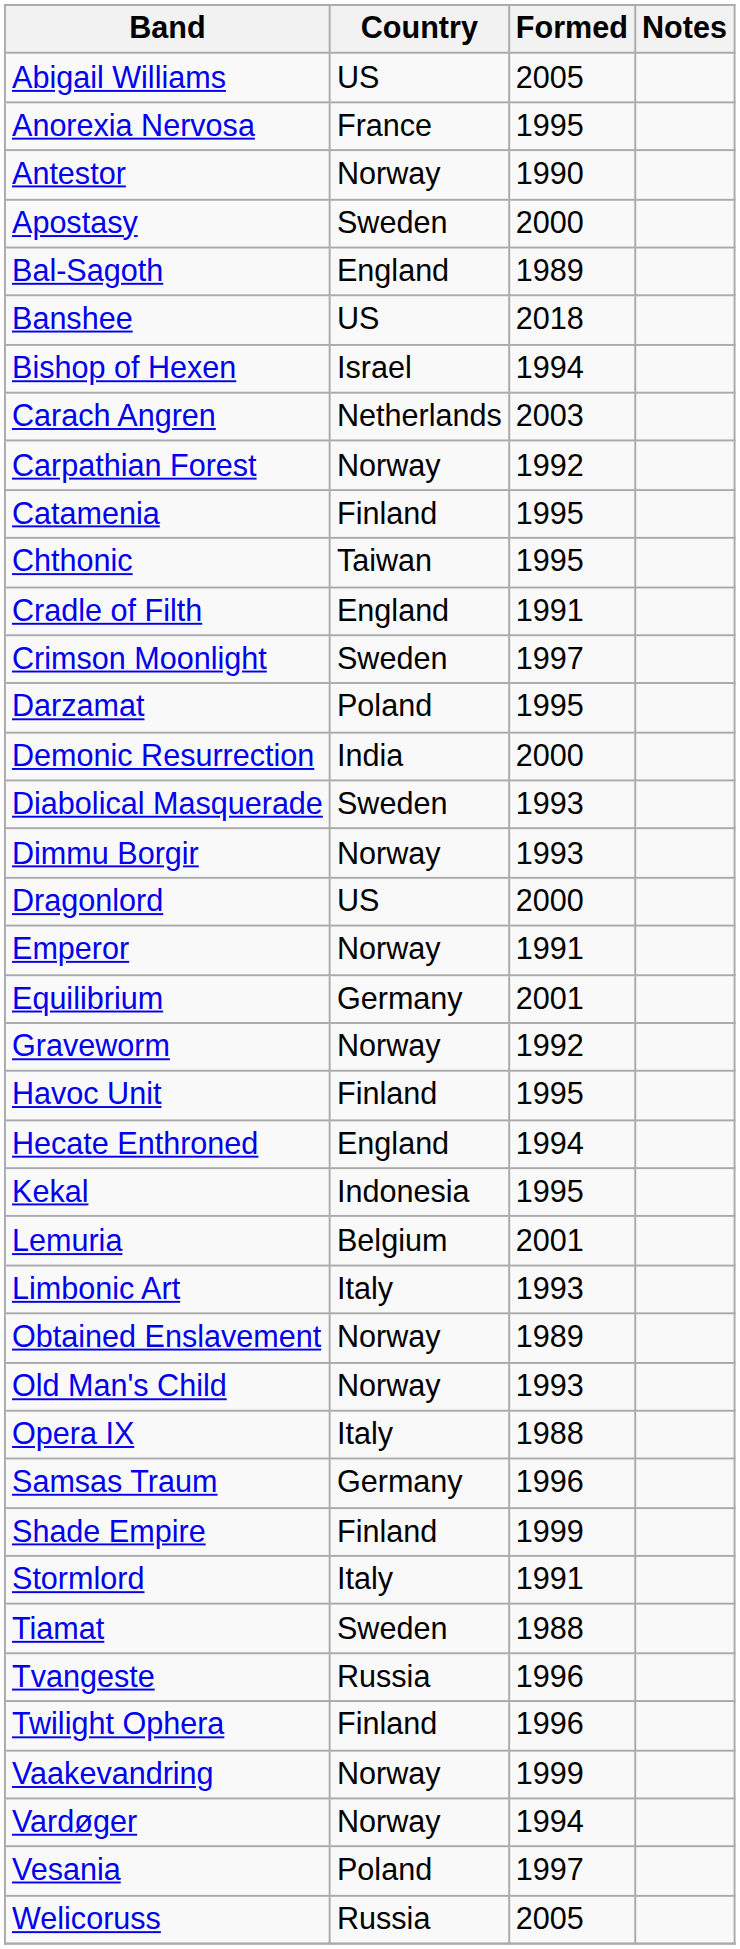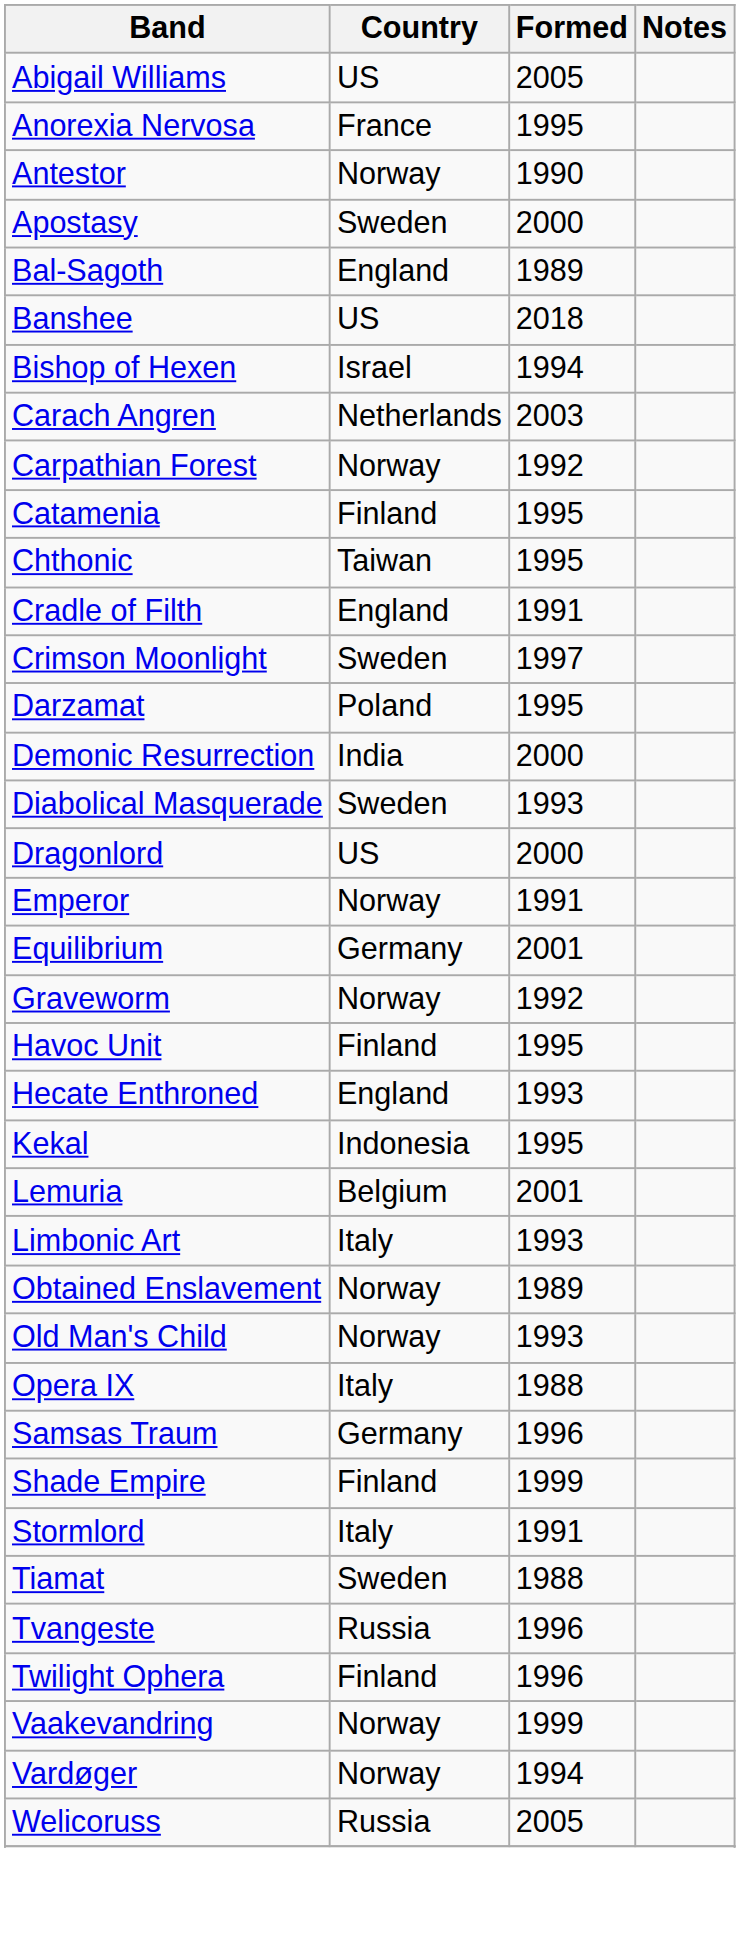- row: (105, 852)
(550, 1143) 1994 -> (550, 1094) 1993
- row: (66, 1870)
